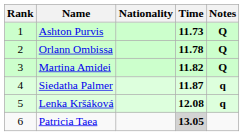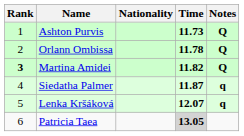(20, 67) normal -> (20, 67) bold
(191, 103) 12.08 -> (191, 103) 12.07
